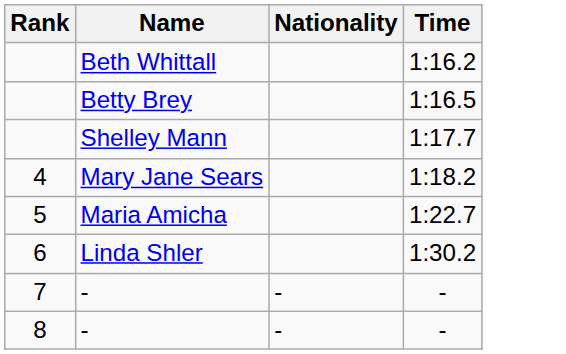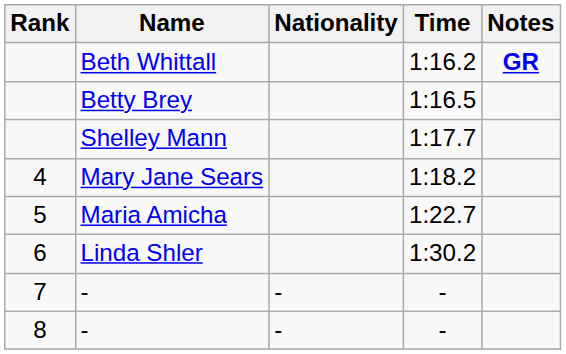+ column: (521, 23)
